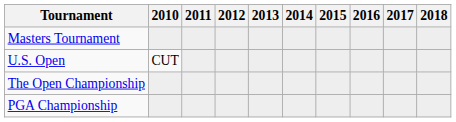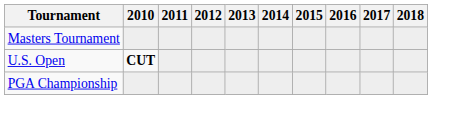(165, 61) normal -> (141, 61) bold
- row: (76, 83)
